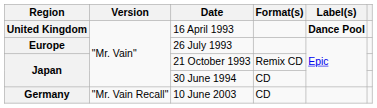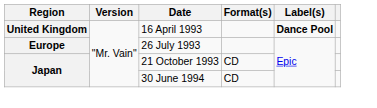(279, 62) Remix CD -> (231, 62) CD
- row: (205, 95)
